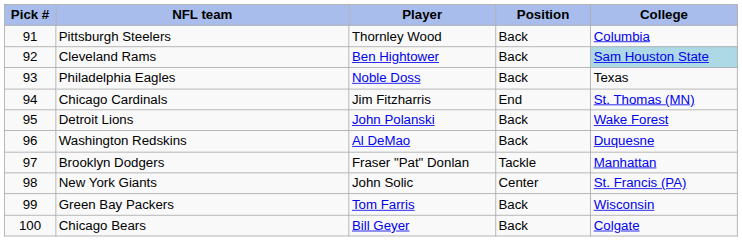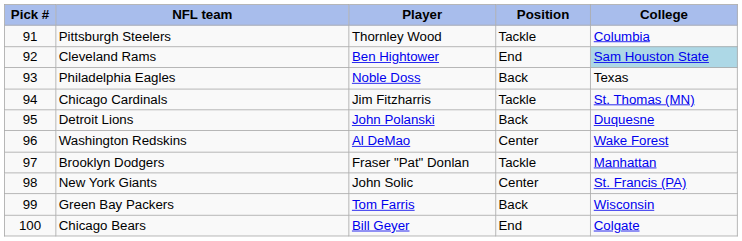(513, 36) Back -> (517, 36) Tackle
(513, 57) Back -> (510, 57) End
(510, 99) End -> (517, 99) Tackle
(631, 120) Wake Forest -> (624, 120) Duquesne
(513, 141) Back -> (518, 141) Center
(624, 141) Duquesne -> (631, 141) Wake Forest
(513, 225) Back -> (510, 225) End
